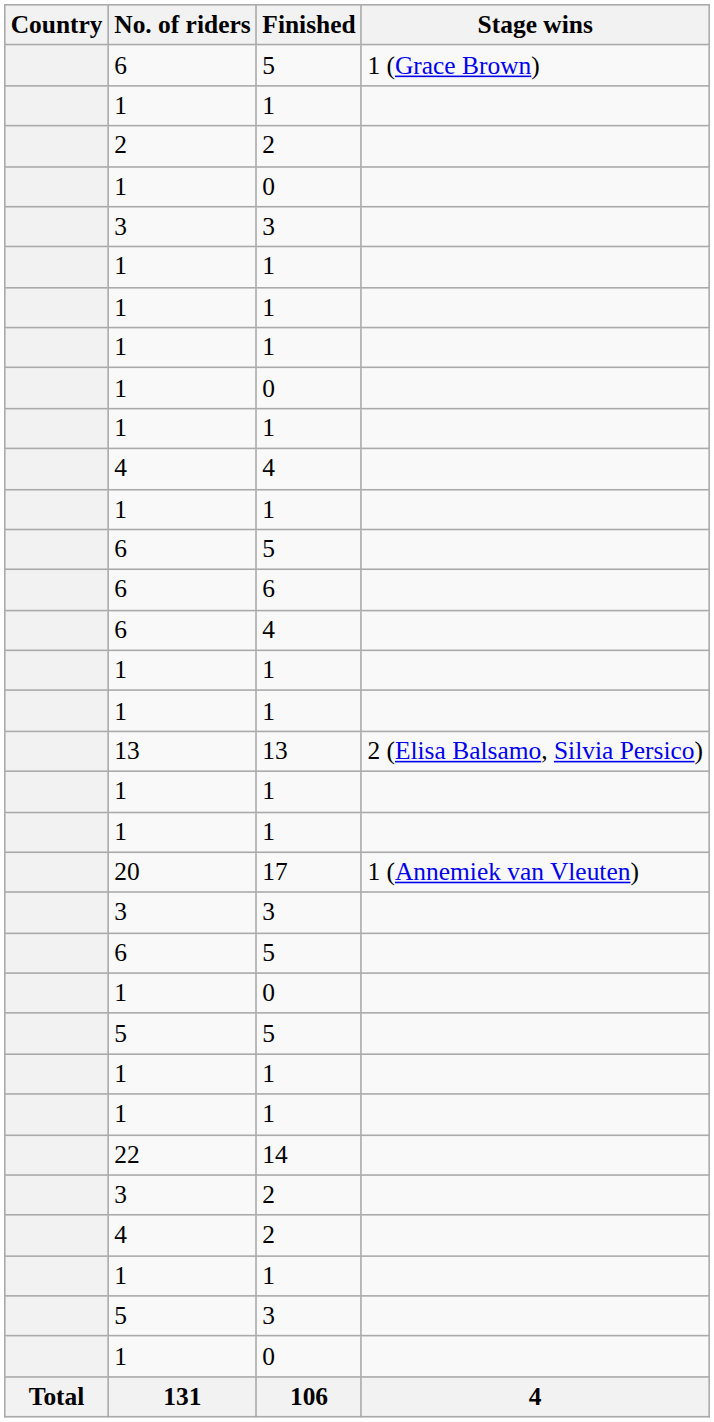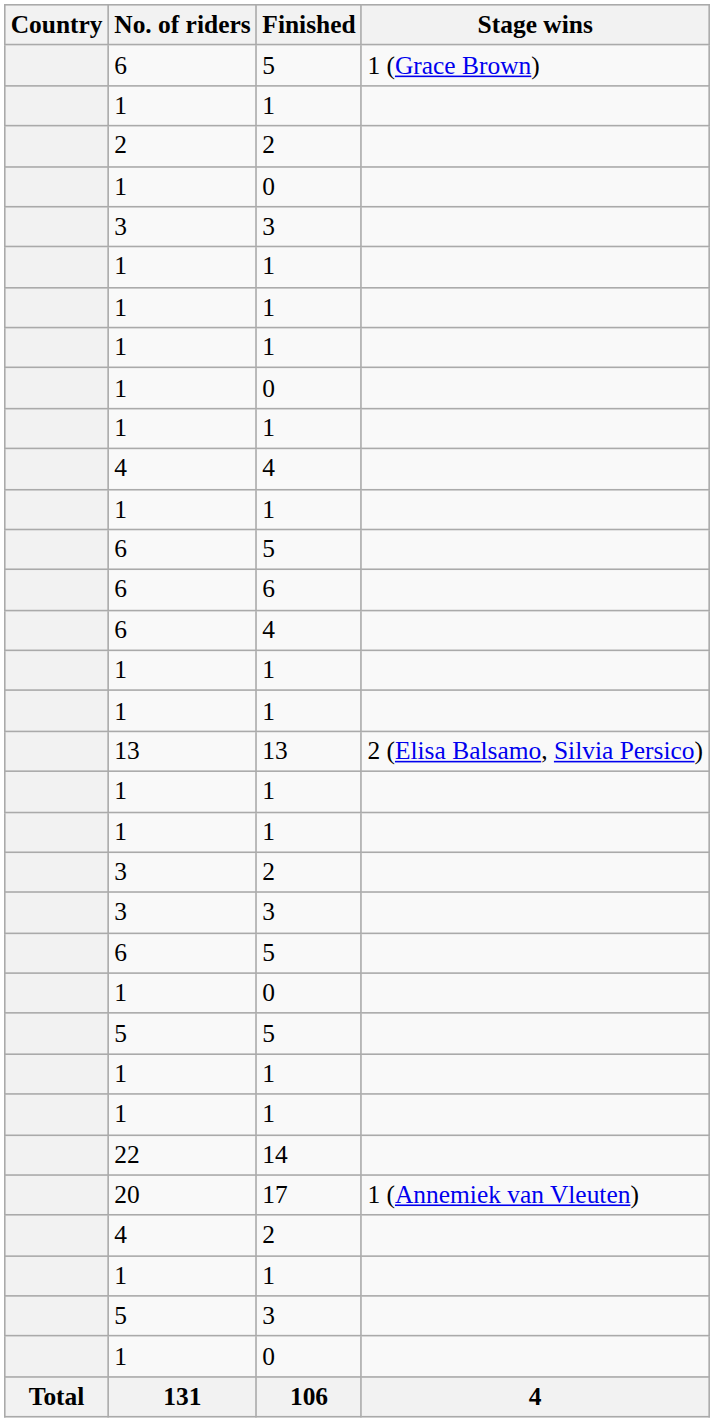rows swapped: (127, 871) <-> (121, 1194)
